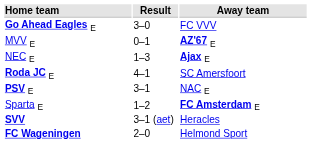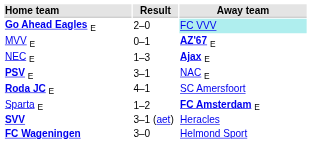(142, 26) 3–0 -> (142, 26) 2–0
(198, 26) no background -> (198, 26) paleturquoise background
rows swapped: (19, 90) <-> (30, 74)
(142, 134) 2–0 -> (142, 134) 3–0
